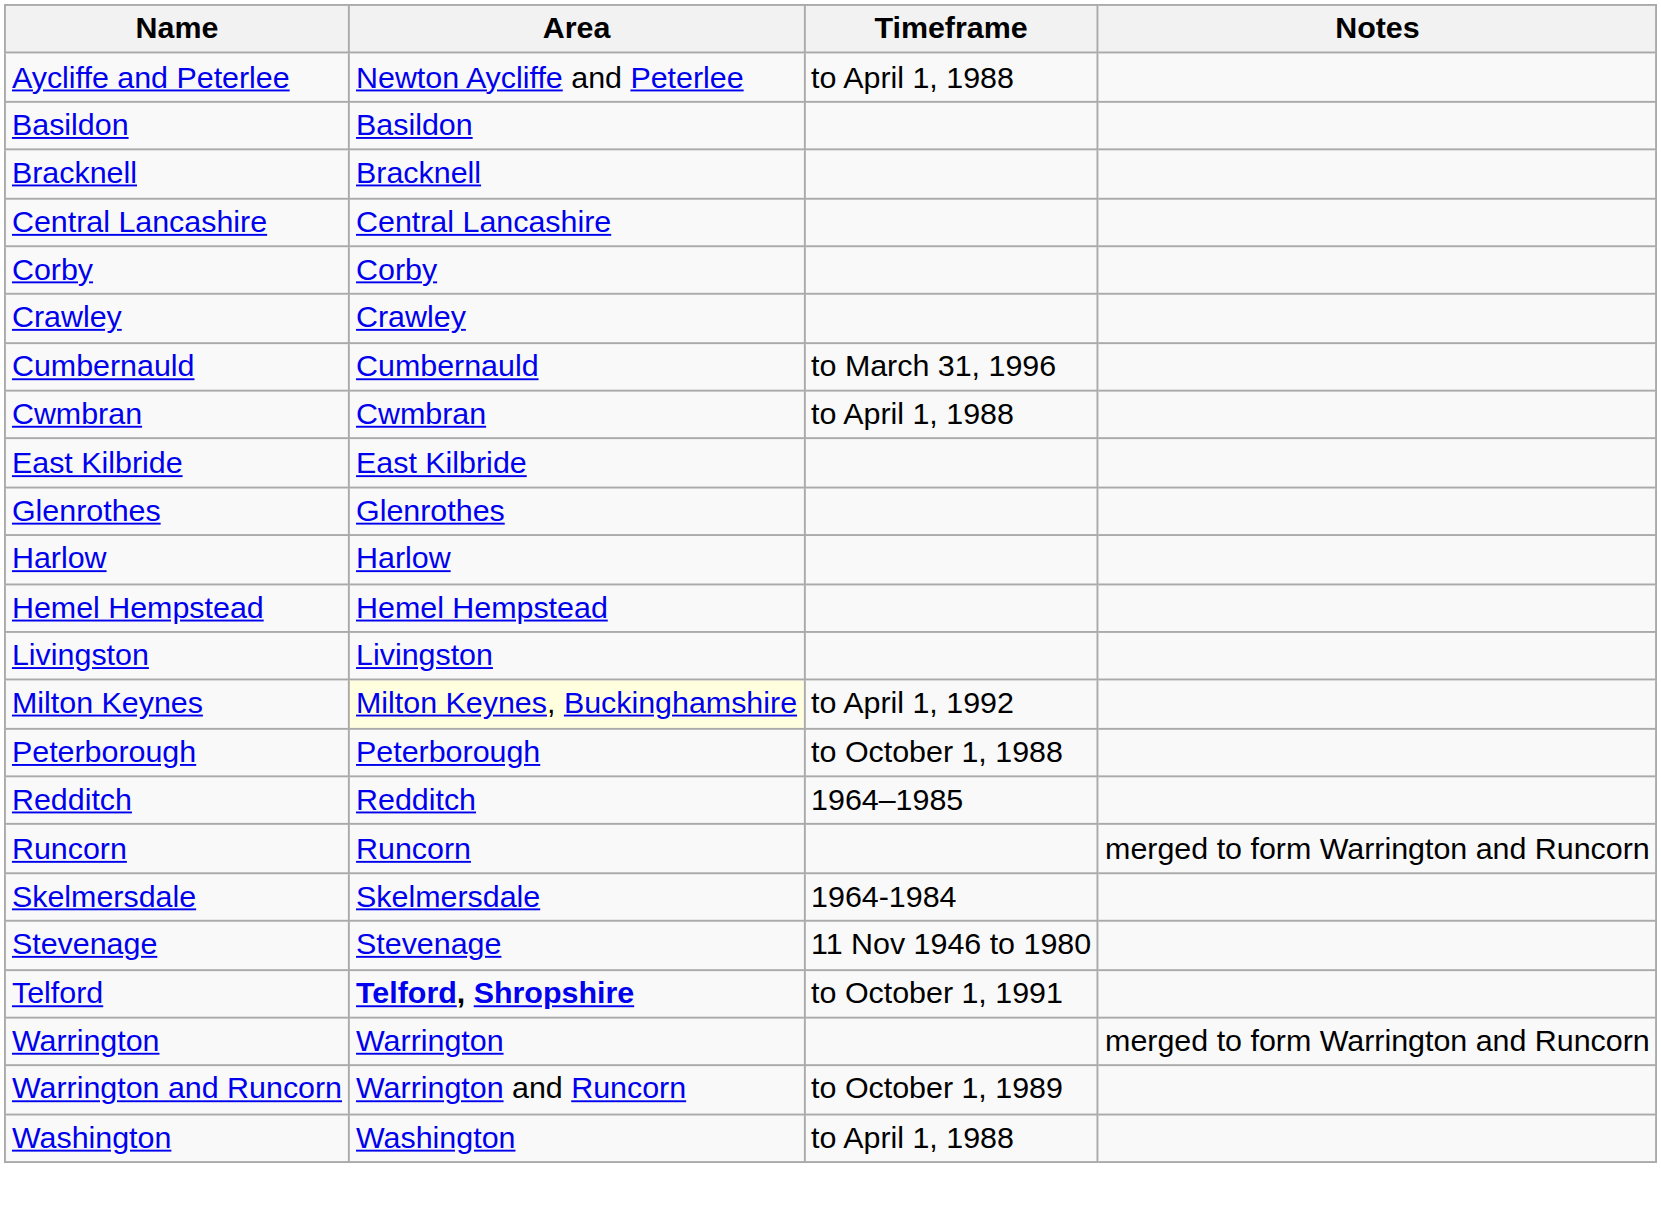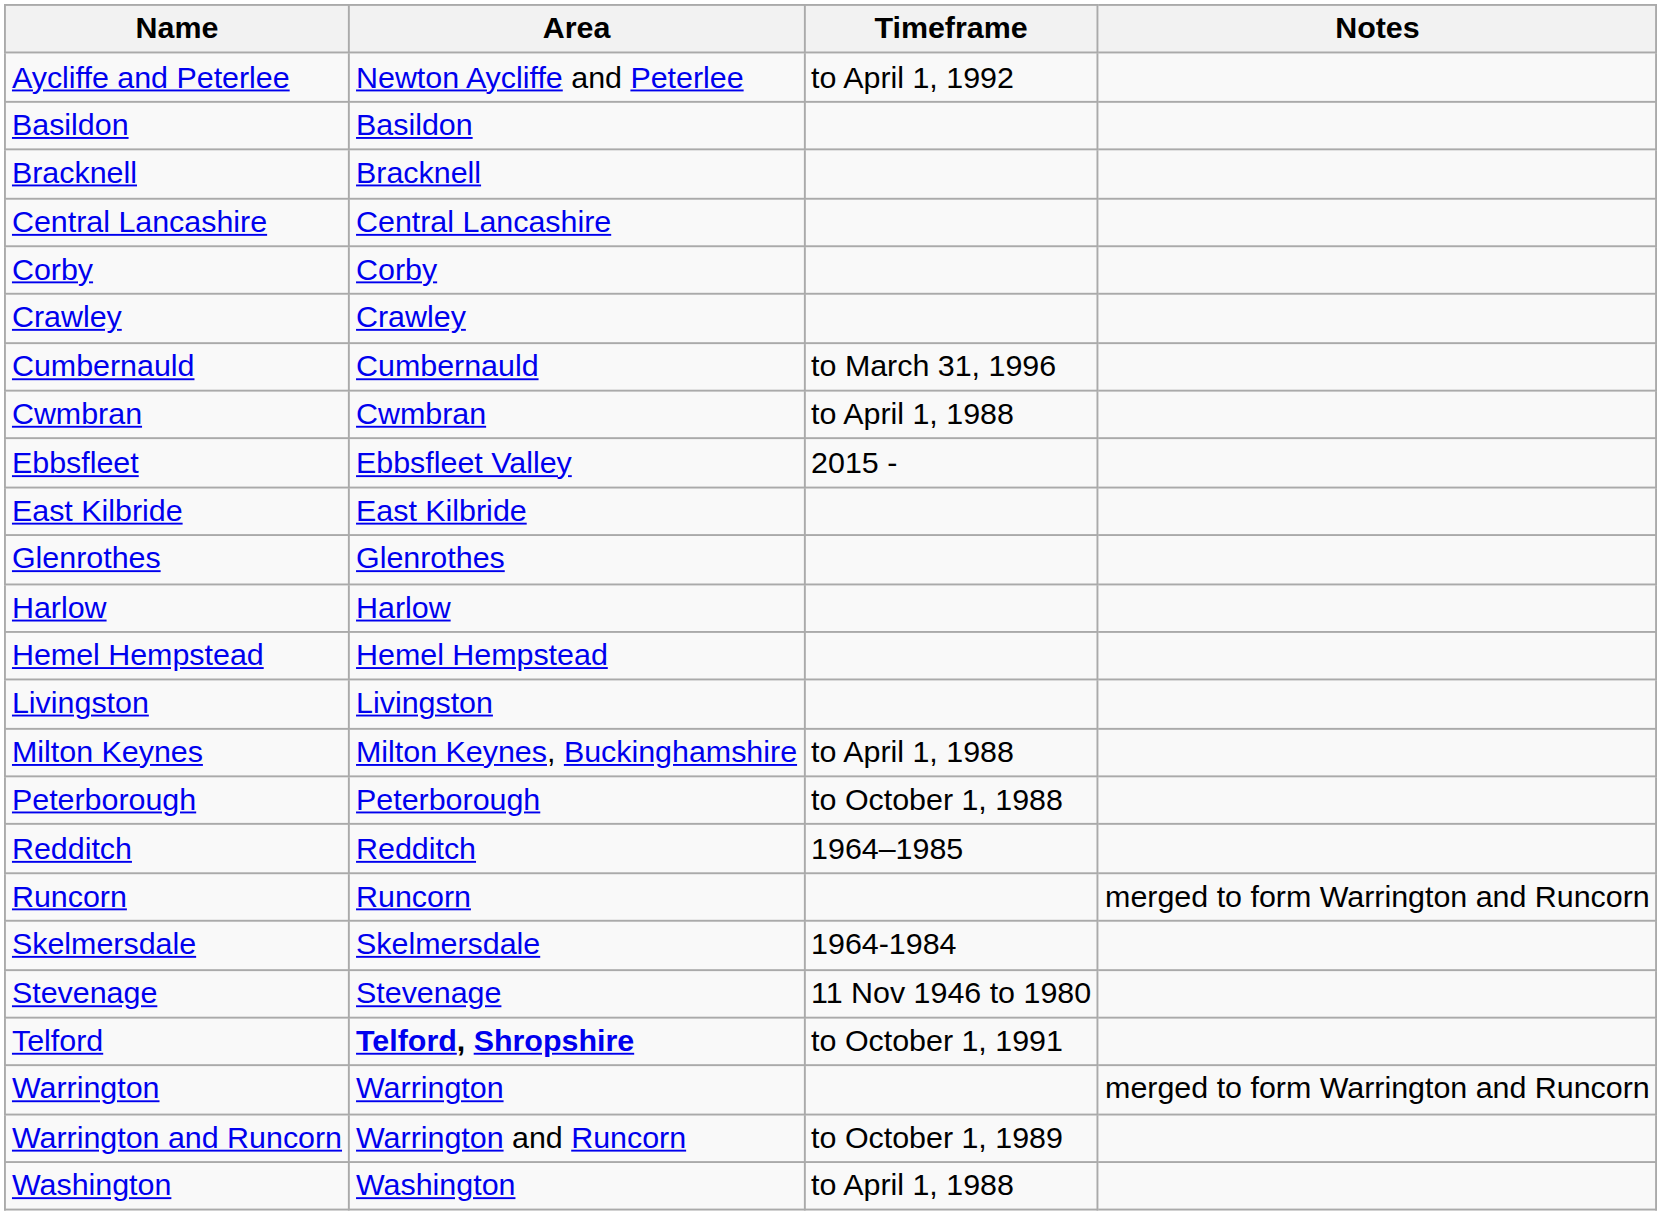(912, 76) to April 1, 1988 -> (912, 76) to April 1, 1992
+ row: (75, 462)
(577, 703) lightyellow background -> (577, 751) no background
(912, 703) to April 1, 1992 -> (912, 751) to April 1, 1988
